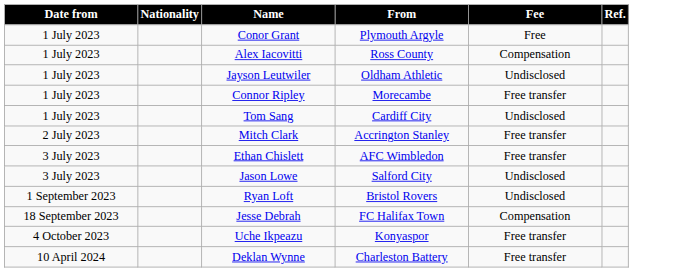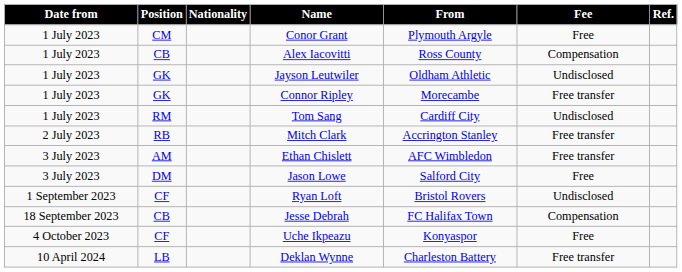+ column: (162, 14)
(535, 176) Undisclosed -> (583, 176) Free
(535, 237) Free transfer -> (583, 237) Free
